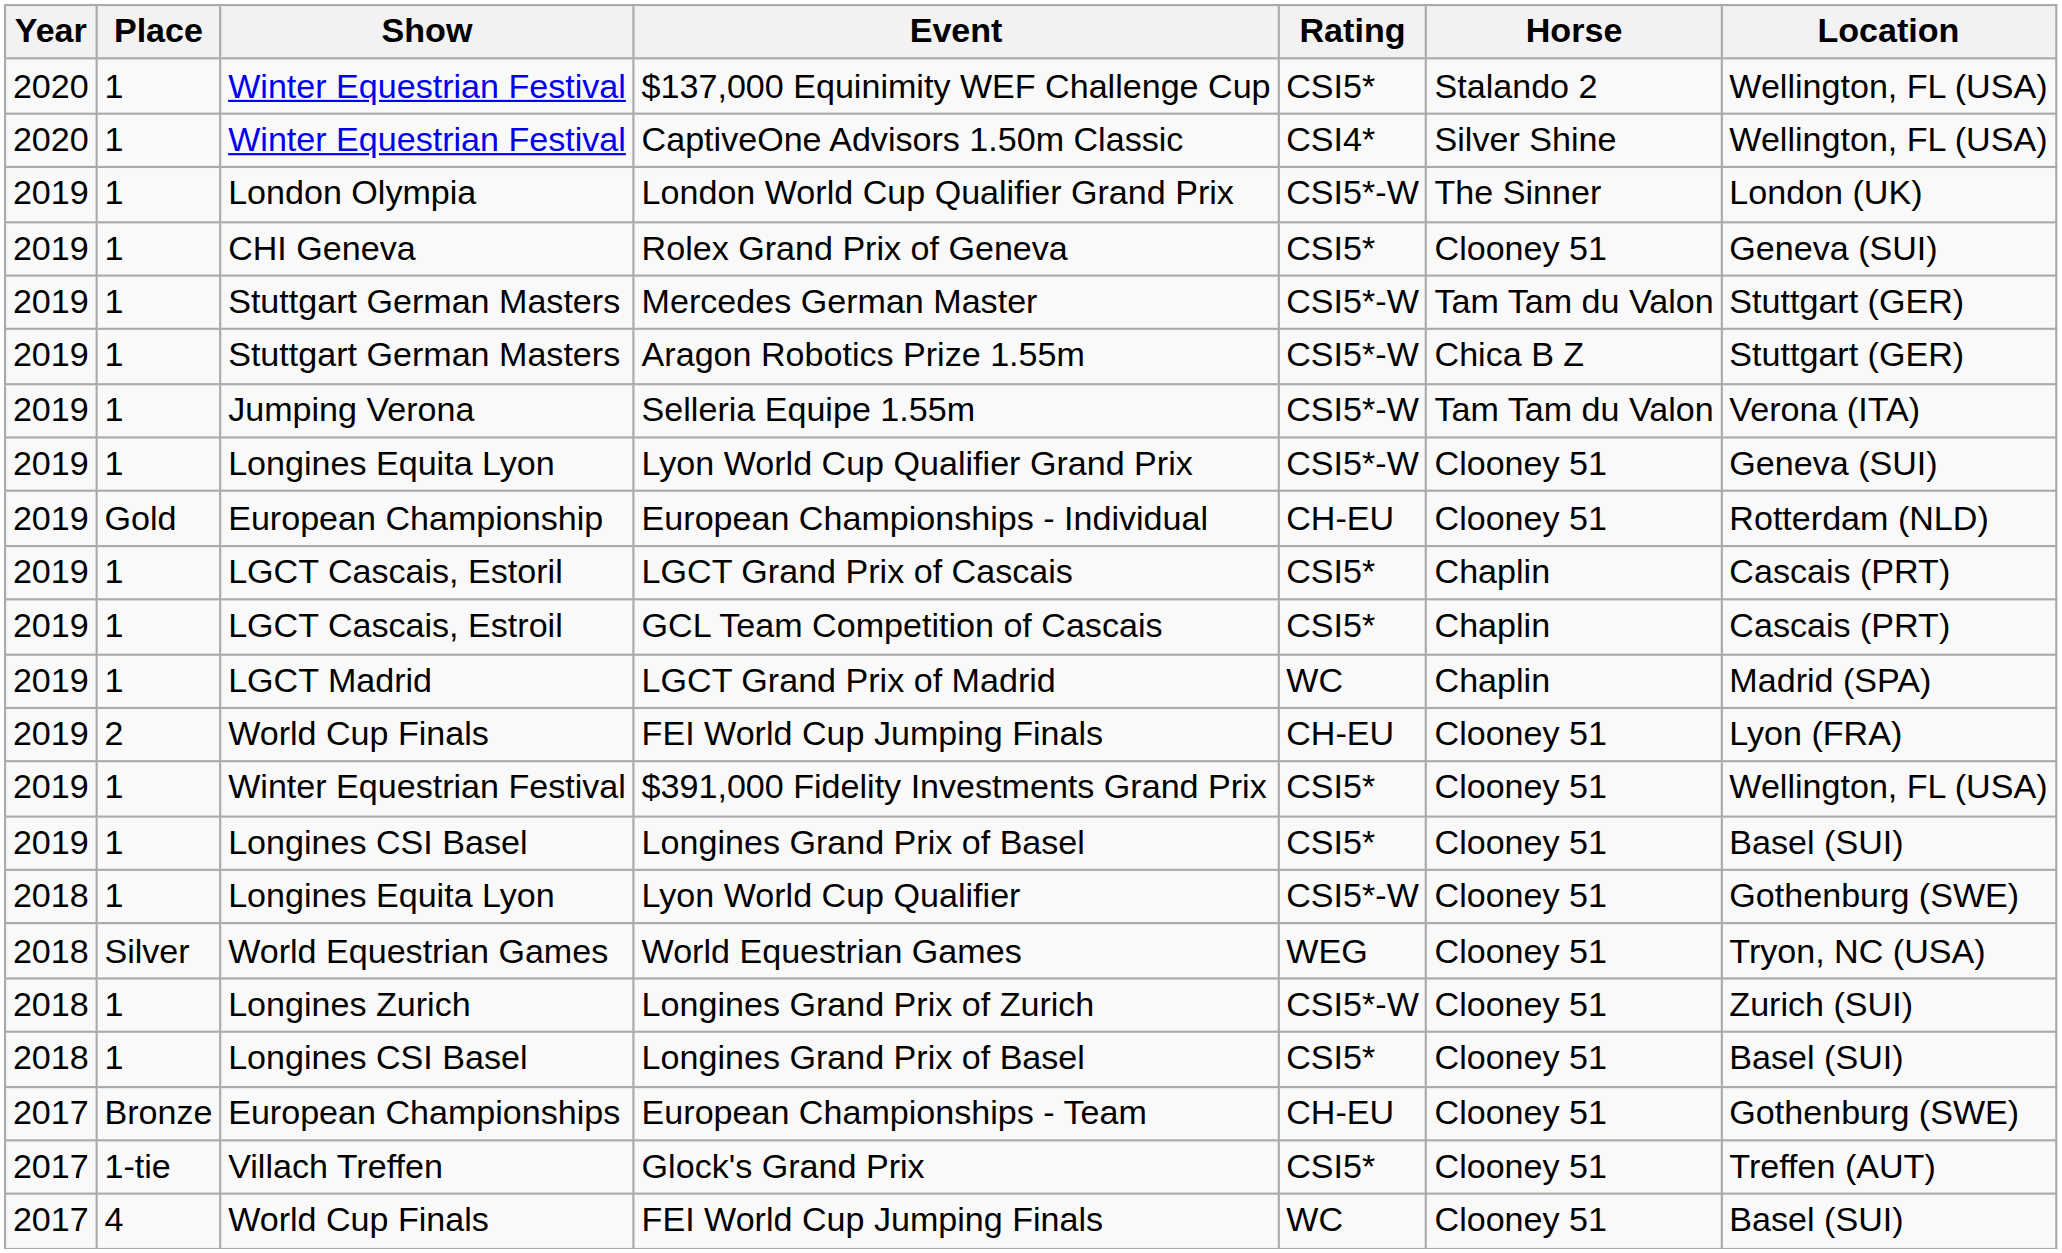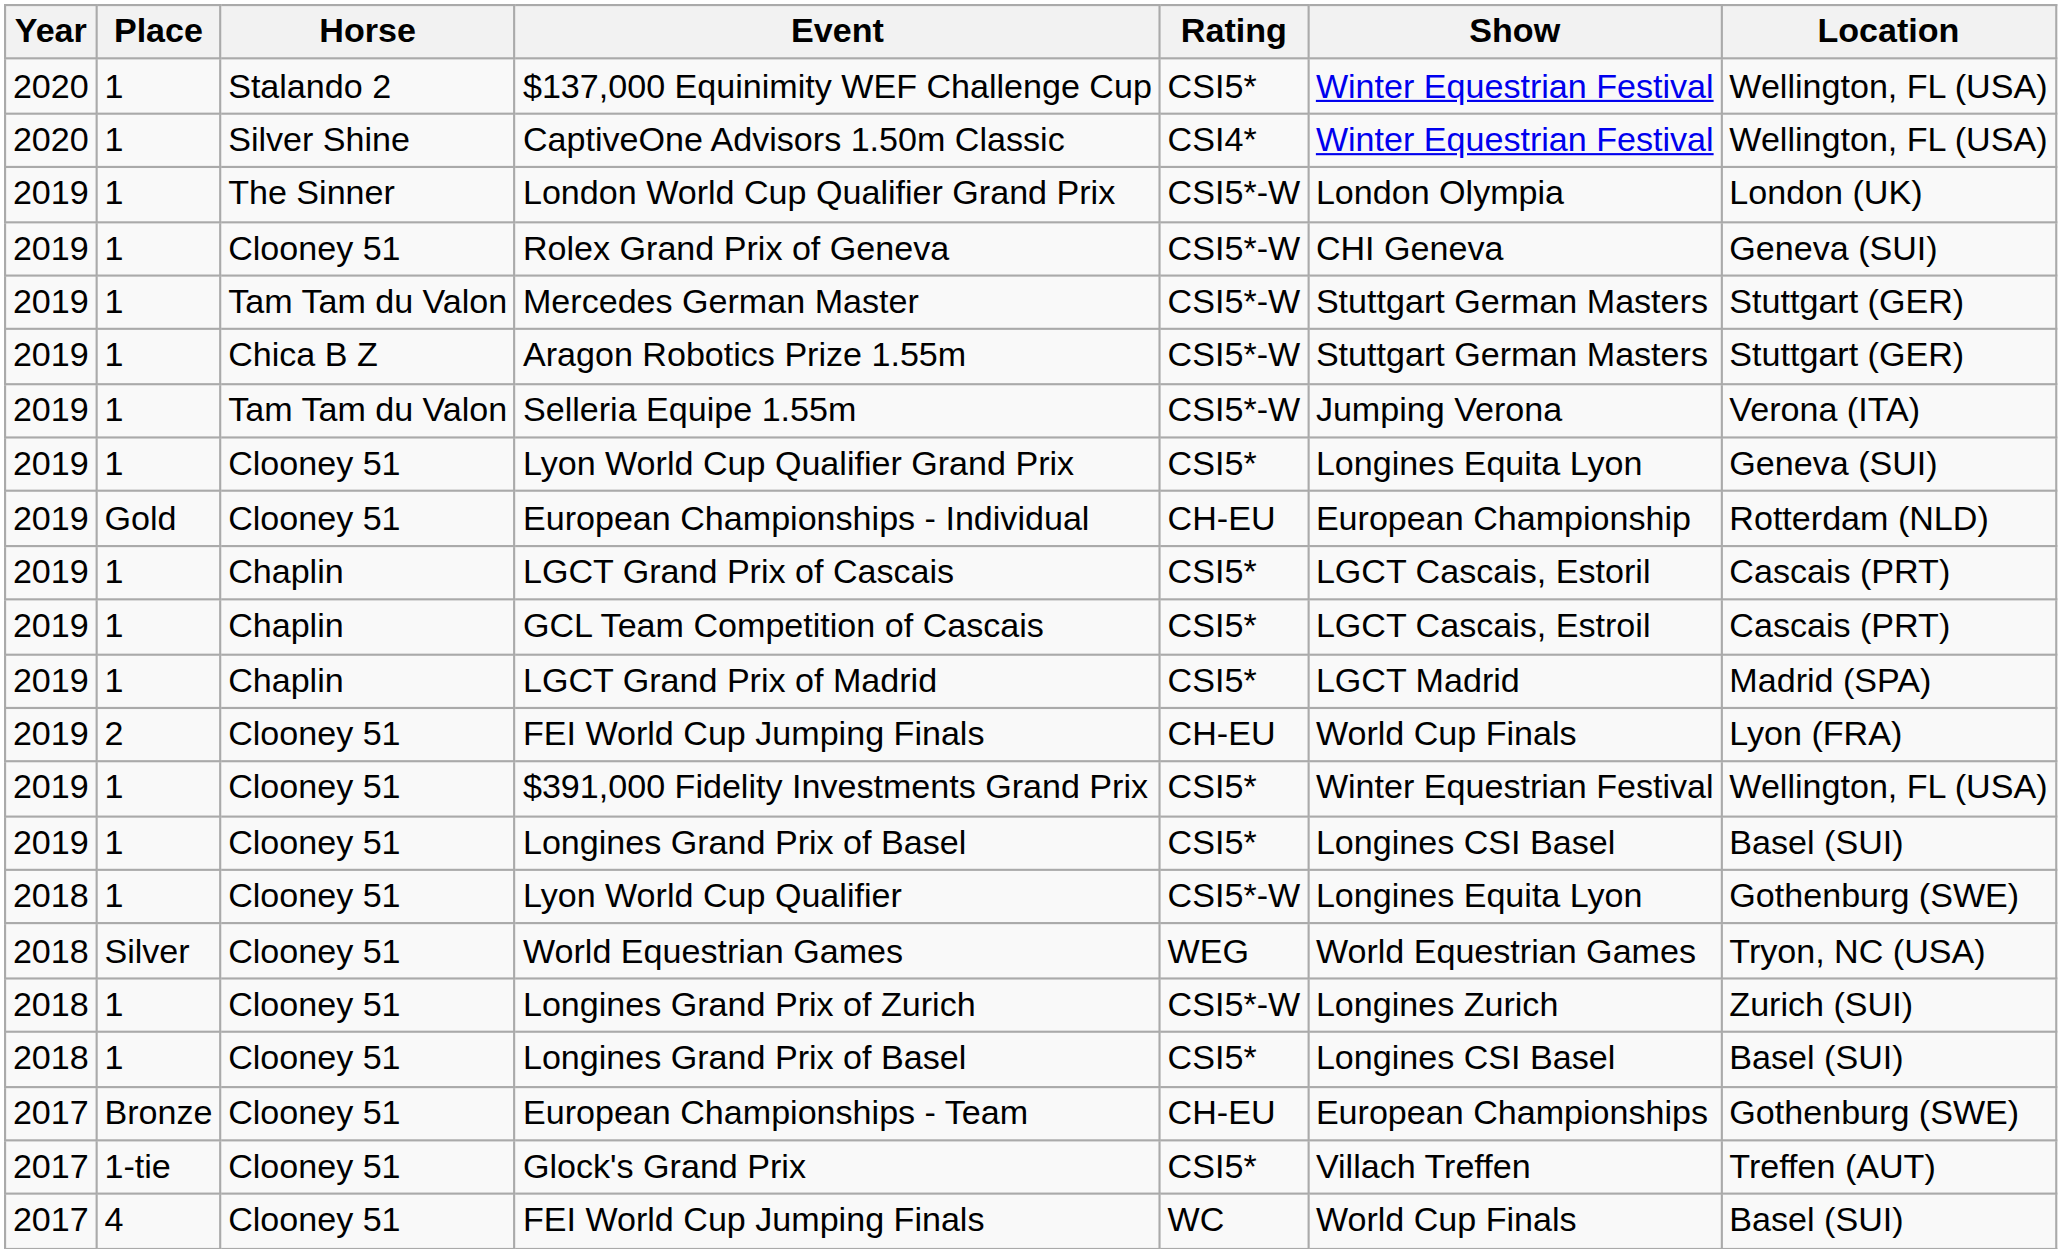columns swapped: (1574, 31) <-> (427, 31)
(1331, 247) CSI5* -> (1234, 247) CSI5*-W
(1353, 463) CSI5*-W -> (1212, 463) CSI5*
(1315, 680) WC -> (1212, 680) CSI5*
